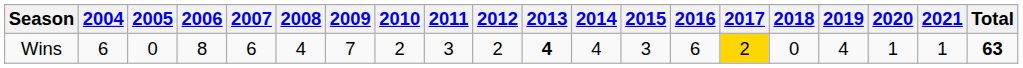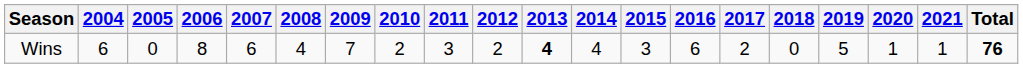(745, 48) gold background -> (745, 48) no background
(843, 48) 4 -> (843, 48) 5
(992, 48) 63 -> (992, 48) 76
